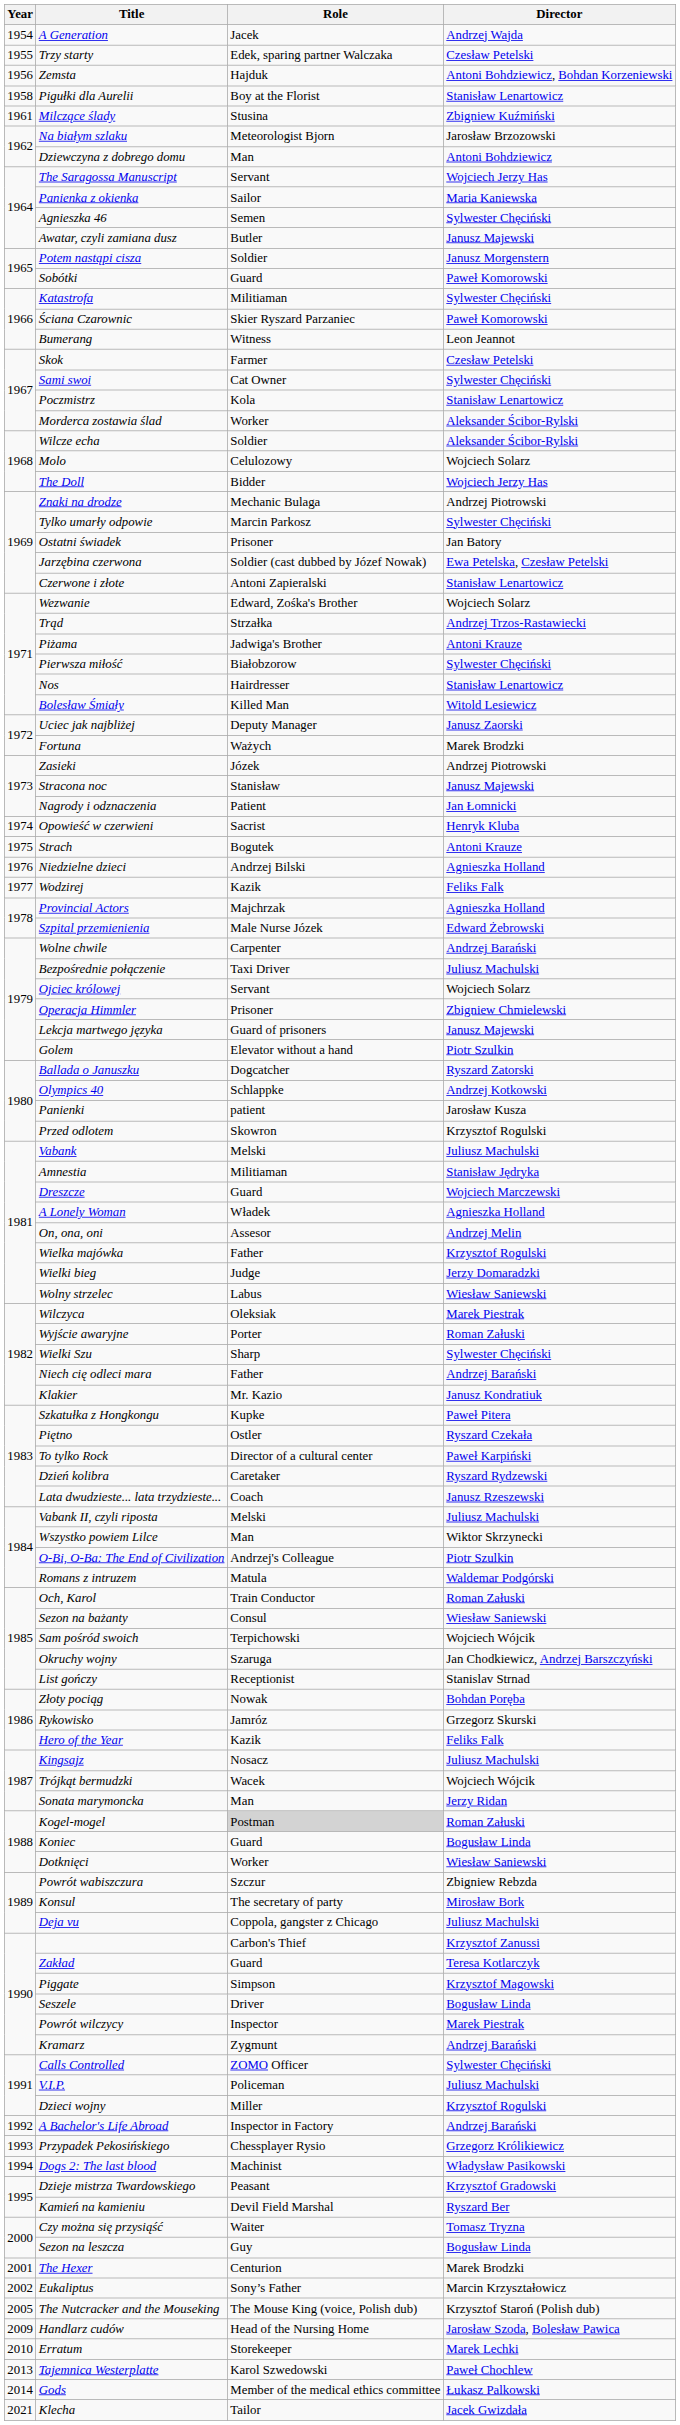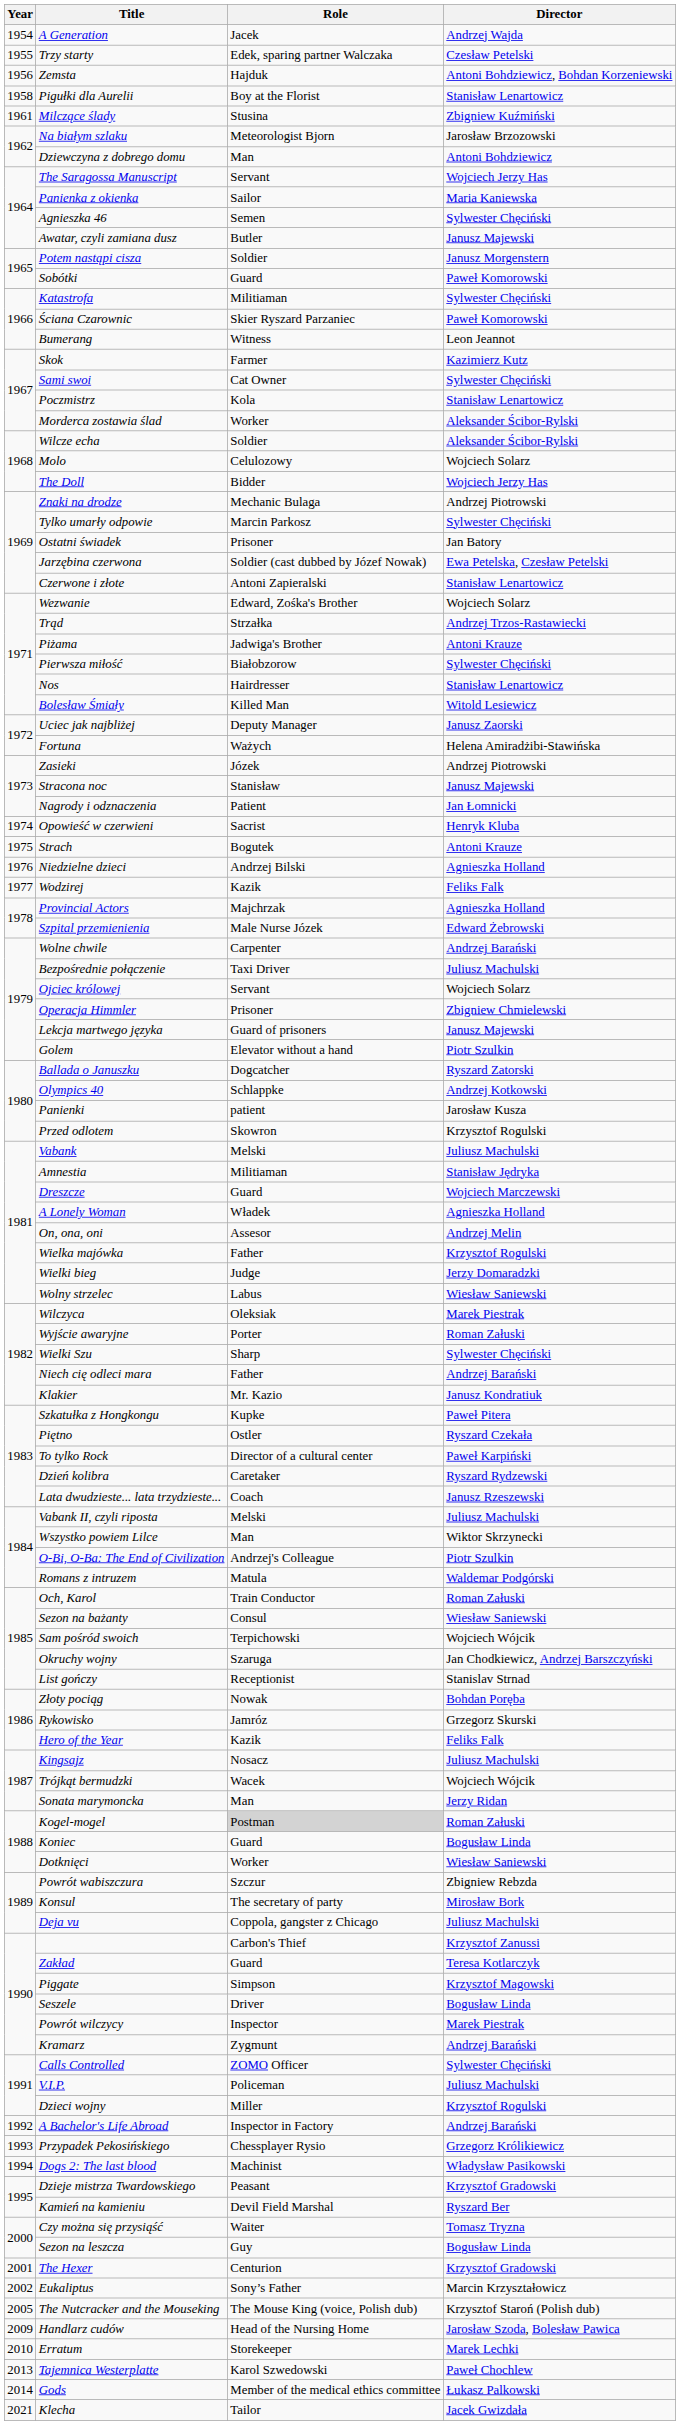(490, 359) Czesław Petelski -> (487, 359) Kazimierz Kutz
(485, 745) Marek Brodzki -> (523, 745) Helena Amiradżibi-Stawińska
(485, 2267) Marek Brodzki -> (501, 2267) Krzysztof Gradowski
